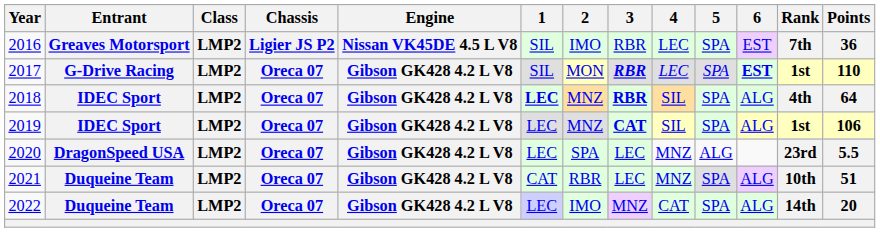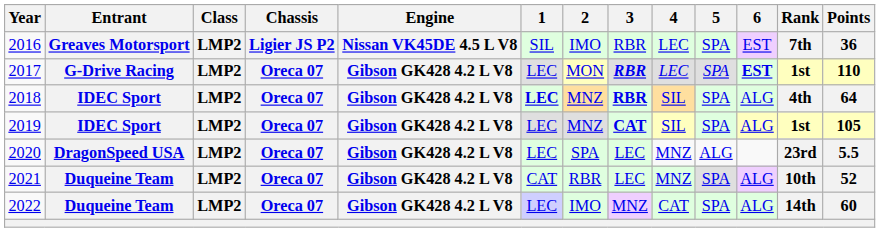(542, 71) SIL -> (542, 71) LEC
(849, 125) 106 -> (849, 125) 105
(849, 179) 51 -> (849, 179) 52
(849, 206) 20 -> (849, 206) 60
